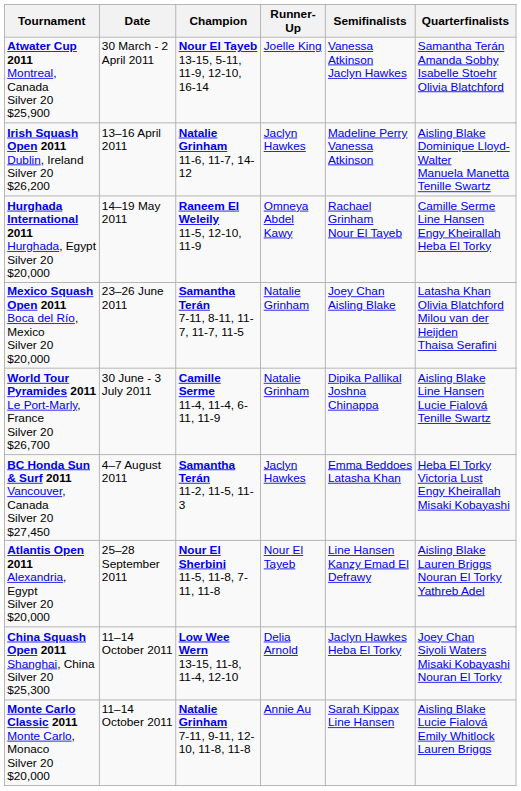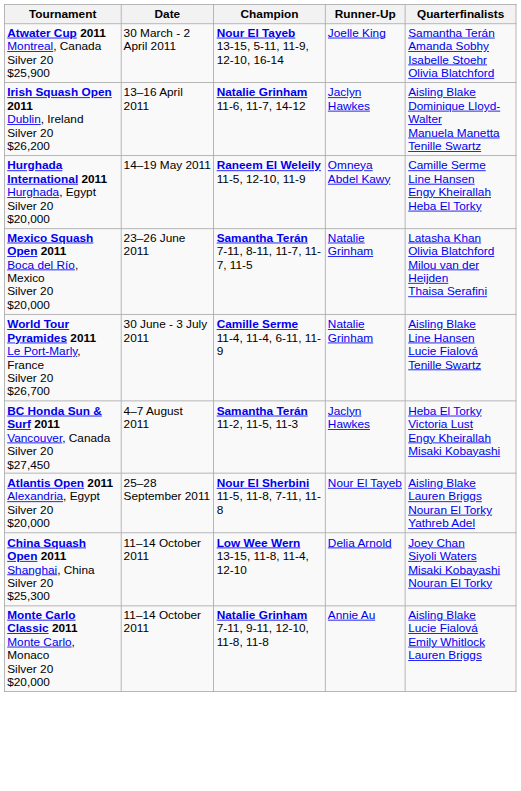- column: (370, 21)
